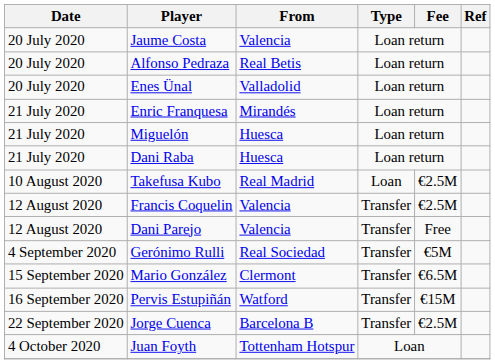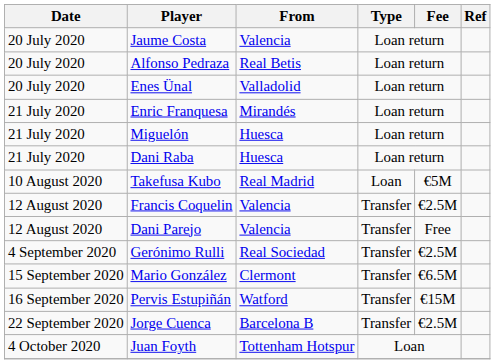(438, 181) €2.5M -> (438, 181) €5M
(438, 252) €5M -> (438, 252) €2.5M
